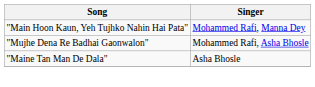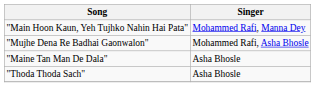+ row: (46, 74)
